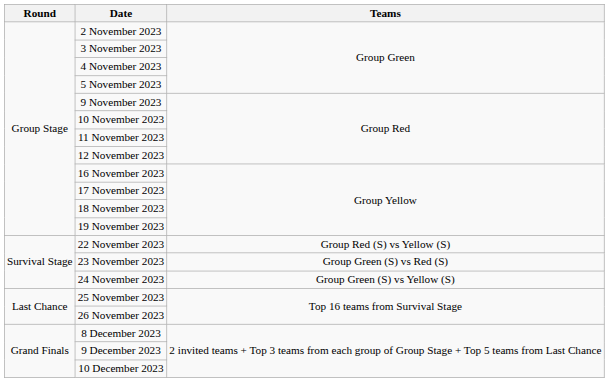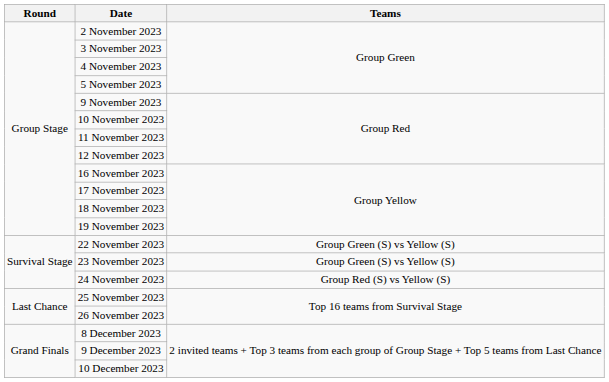(385, 244) Group Red (S) vs Yellow (S) -> (385, 244) Group Green (S) vs Yellow (S)
(385, 262) Group Green (S) vs Red (S) -> (385, 262) Group Green (S) vs Yellow (S)
(385, 279) Group Green (S) vs Yellow (S) -> (385, 279) Group Red (S) vs Yellow (S)
